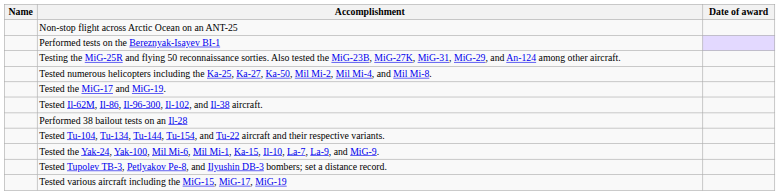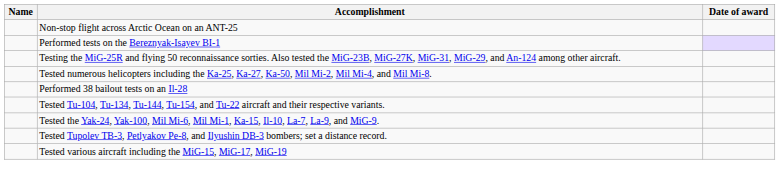- row: (103, 89)
- row: (151, 105)
